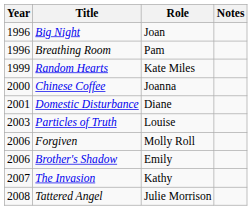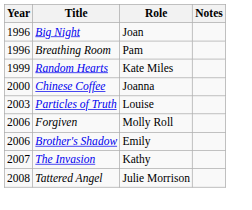- row: (87, 104)
